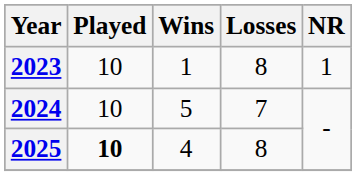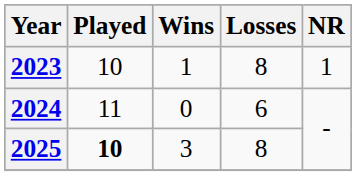(110, 107) 10 -> (110, 107) 11
(186, 107) 5 -> (186, 107) 0
(261, 107) 7 -> (261, 107) 6
(186, 149) 4 -> (186, 149) 3
